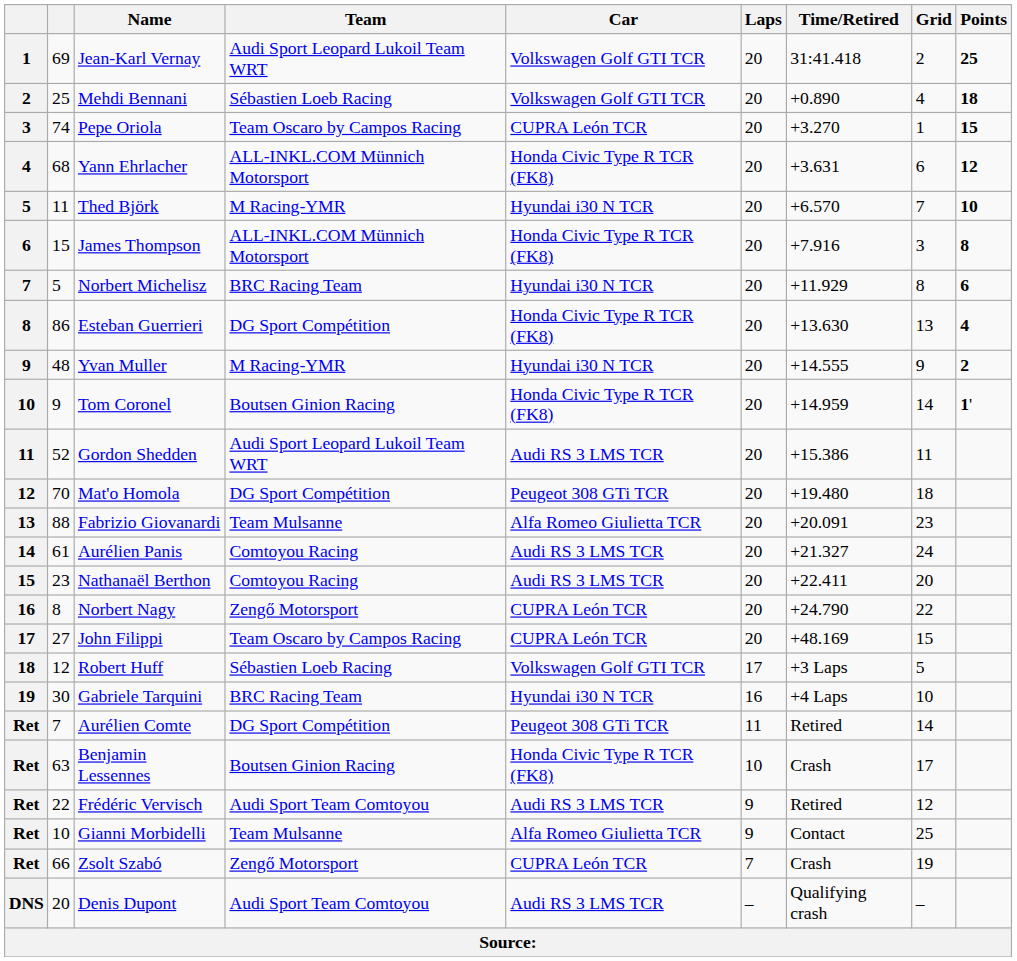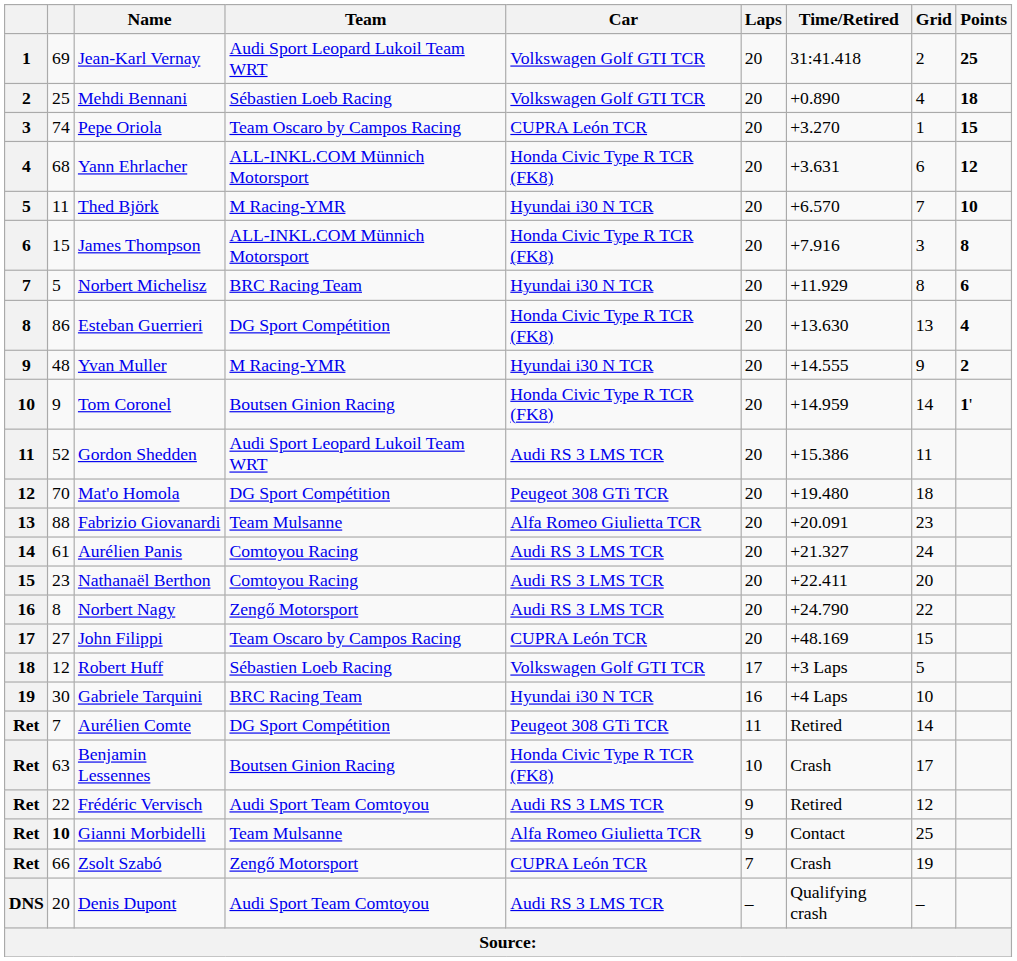(579, 609) CUPRA León TCR -> (587, 609) Audi RS 3 LMS TCR
(61, 834) normal -> (61, 834) bold
